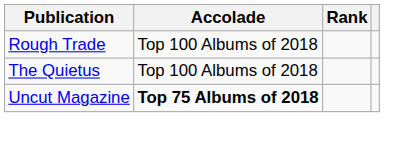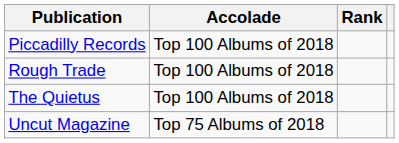+ row: (77, 44)
(228, 97) bold -> (239, 124) normal
